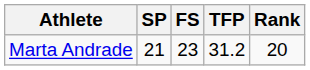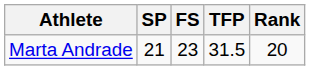(227, 50) 31.2 -> (227, 50) 31.5
